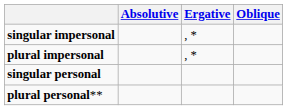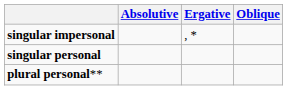- row: (56, 54)
